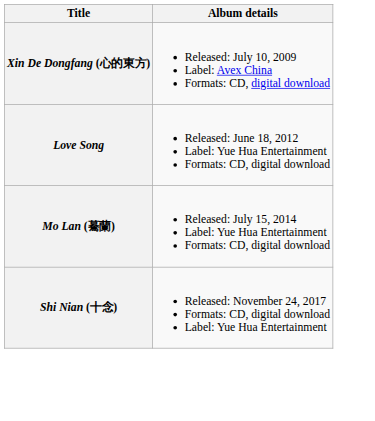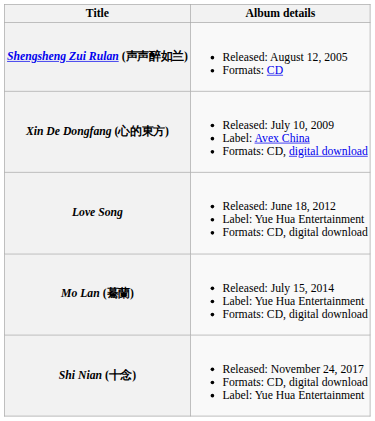+ row: (97, 56)
